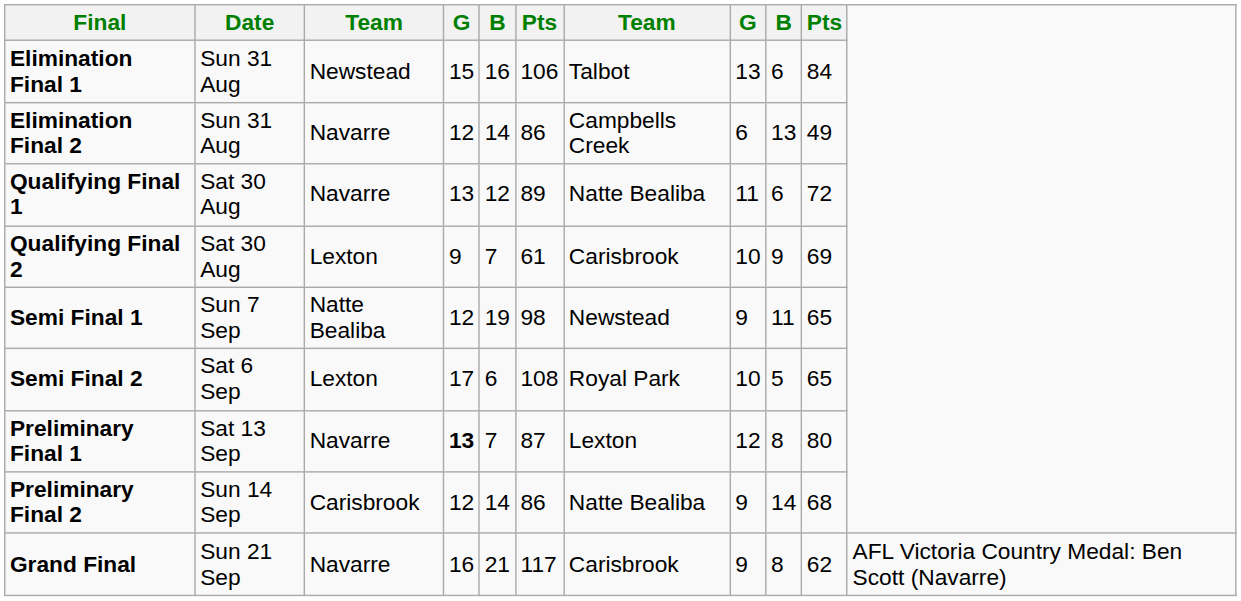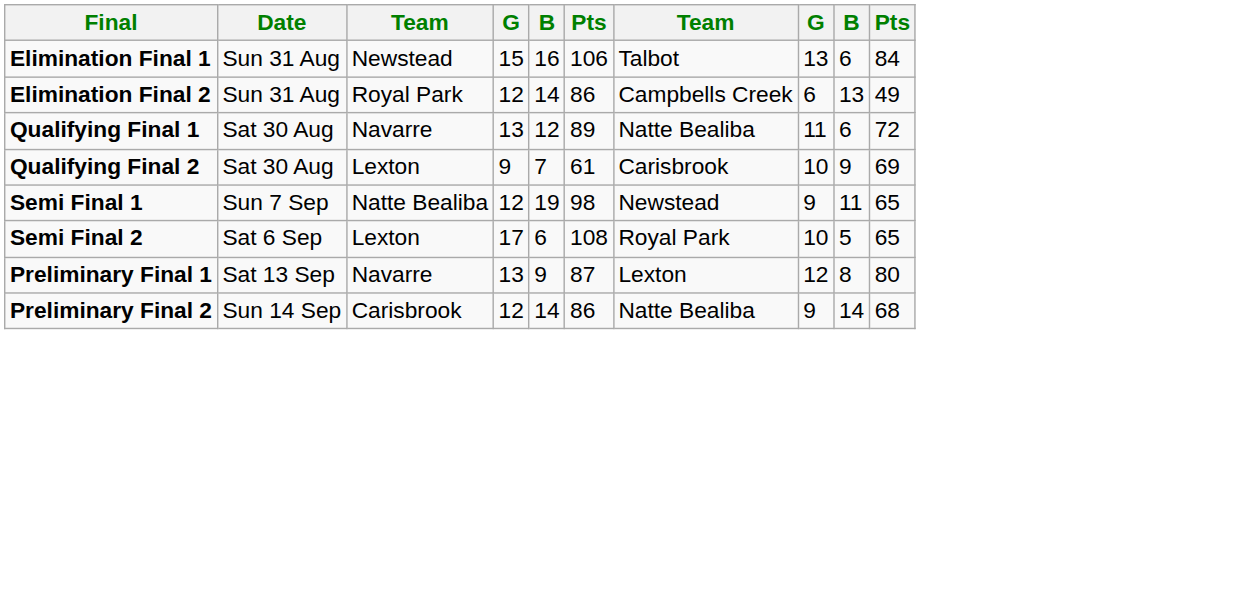(350, 132) Navarre -> (407, 94) Royal Park
(462, 440) bold -> (511, 274) normal
(491, 440) 7 -> (541, 274) 9
- row: (73, 564)
